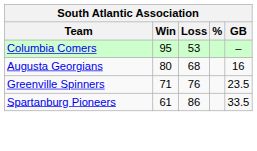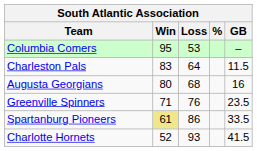+ row: (46, 66)
(166, 102) no background -> (166, 119) khaki background
+ row: (51, 137)
